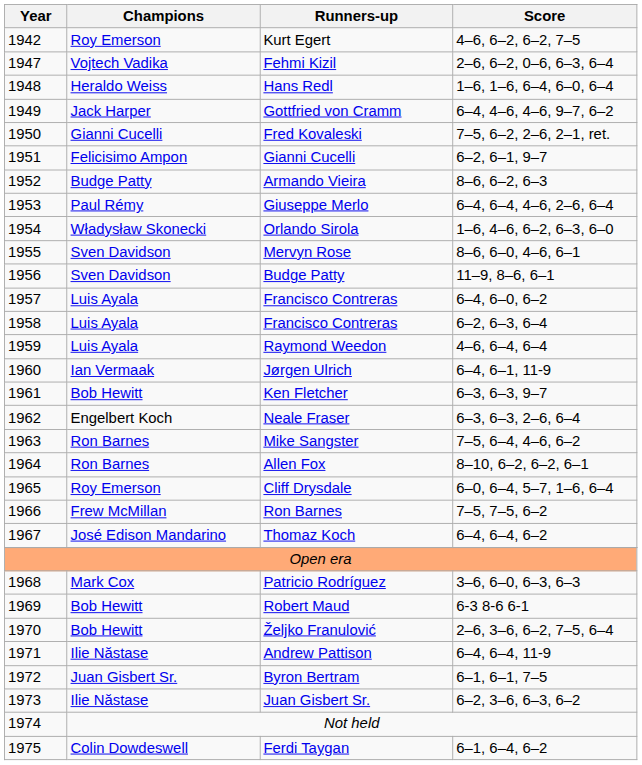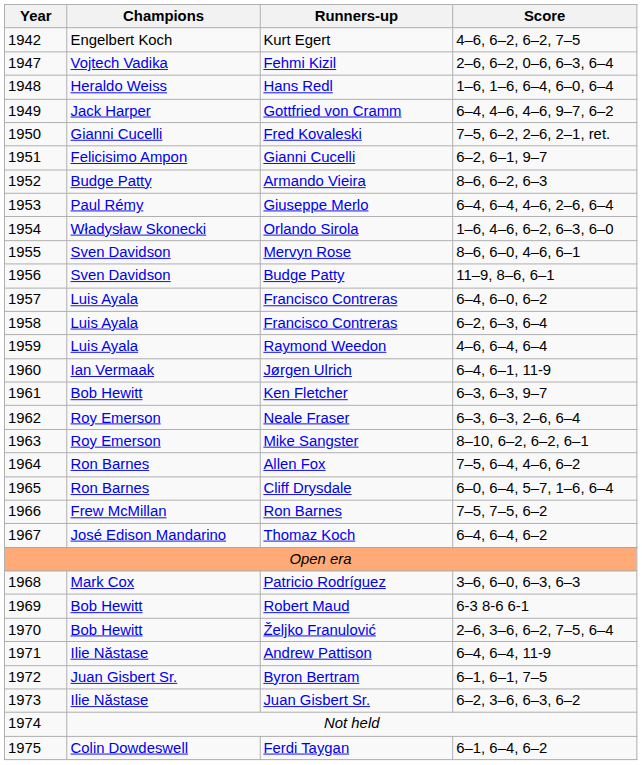(116, 39) Roy Emerson -> (121, 39) Engelbert Koch
(121, 417) Engelbert Koch -> (116, 417) Roy Emerson
(110, 441) Ron Barnes -> (116, 441) Roy Emerson
(518, 441) 7–5, 6–4, 4–6, 6–2 -> (522, 441) 8–10, 6–2, 6–2, 6–1
(522, 464) 8–10, 6–2, 6–2, 6–1 -> (518, 464) 7–5, 6–4, 4–6, 6–2
(116, 488) Roy Emerson -> (110, 488) Ron Barnes
